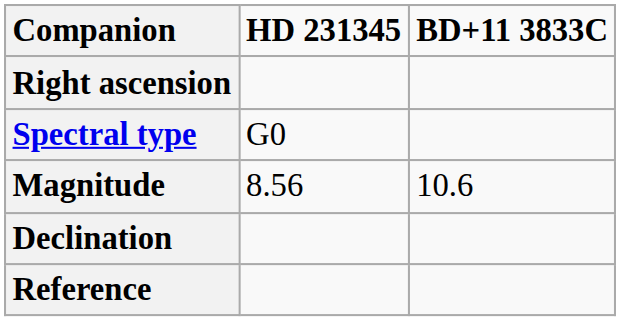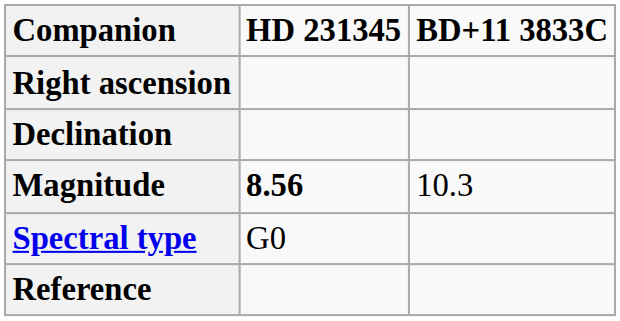rows swapped: (92, 237) <-> (105, 133)
(275, 185) normal -> (275, 185) bold
(445, 185) 10.6 -> (445, 185) 10.3
